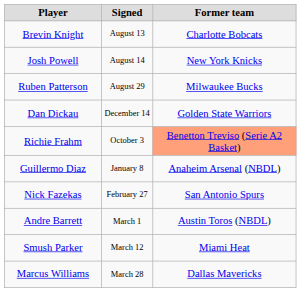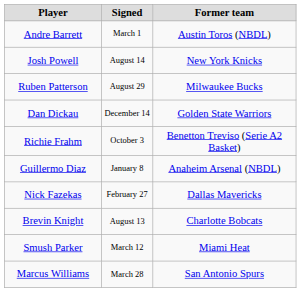rows swapped: (53, 34) <-> (53, 221)
(224, 141) lightsalmon background -> (224, 141) no background
(224, 195) San Antonio Spurs -> (224, 195) Dallas Mavericks
(224, 274) Dallas Mavericks -> (224, 274) San Antonio Spurs
